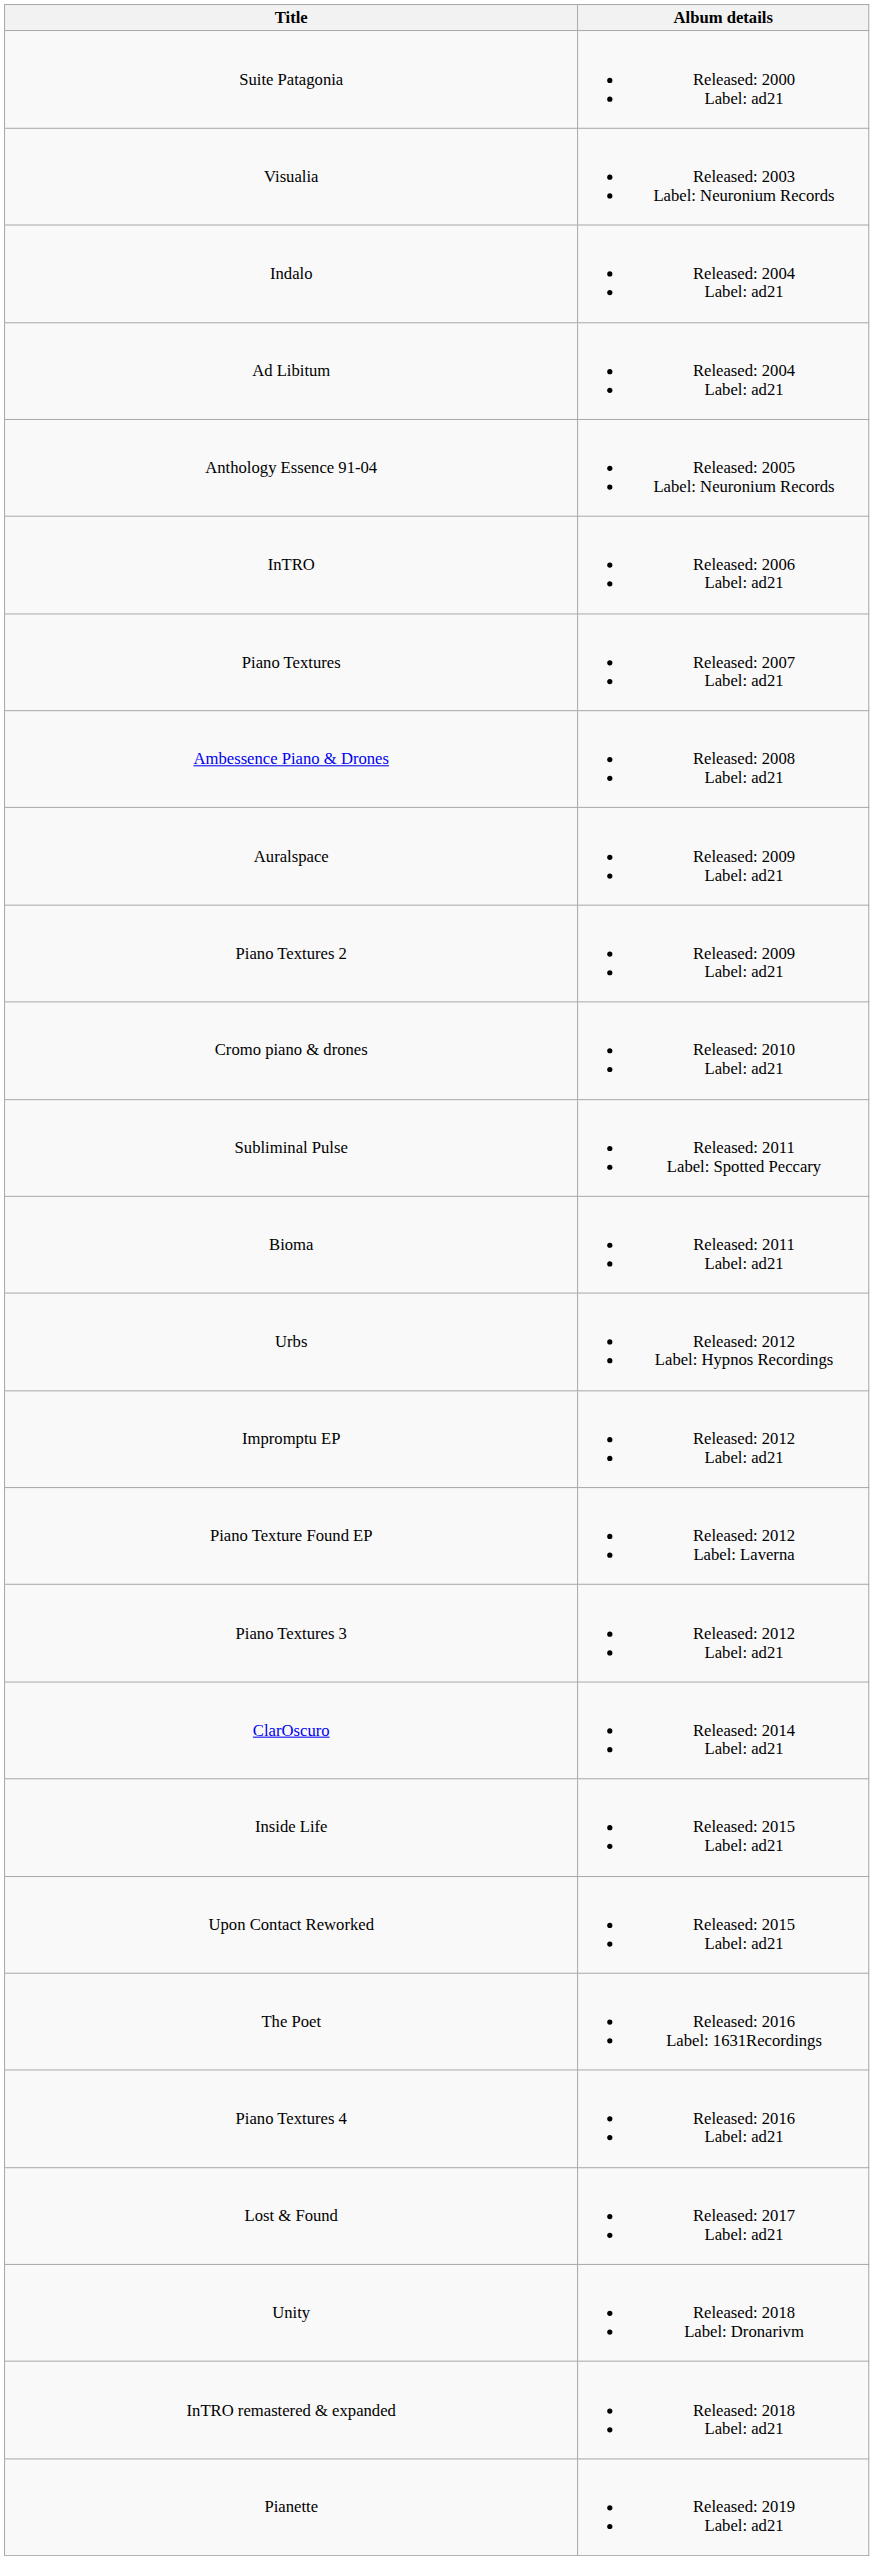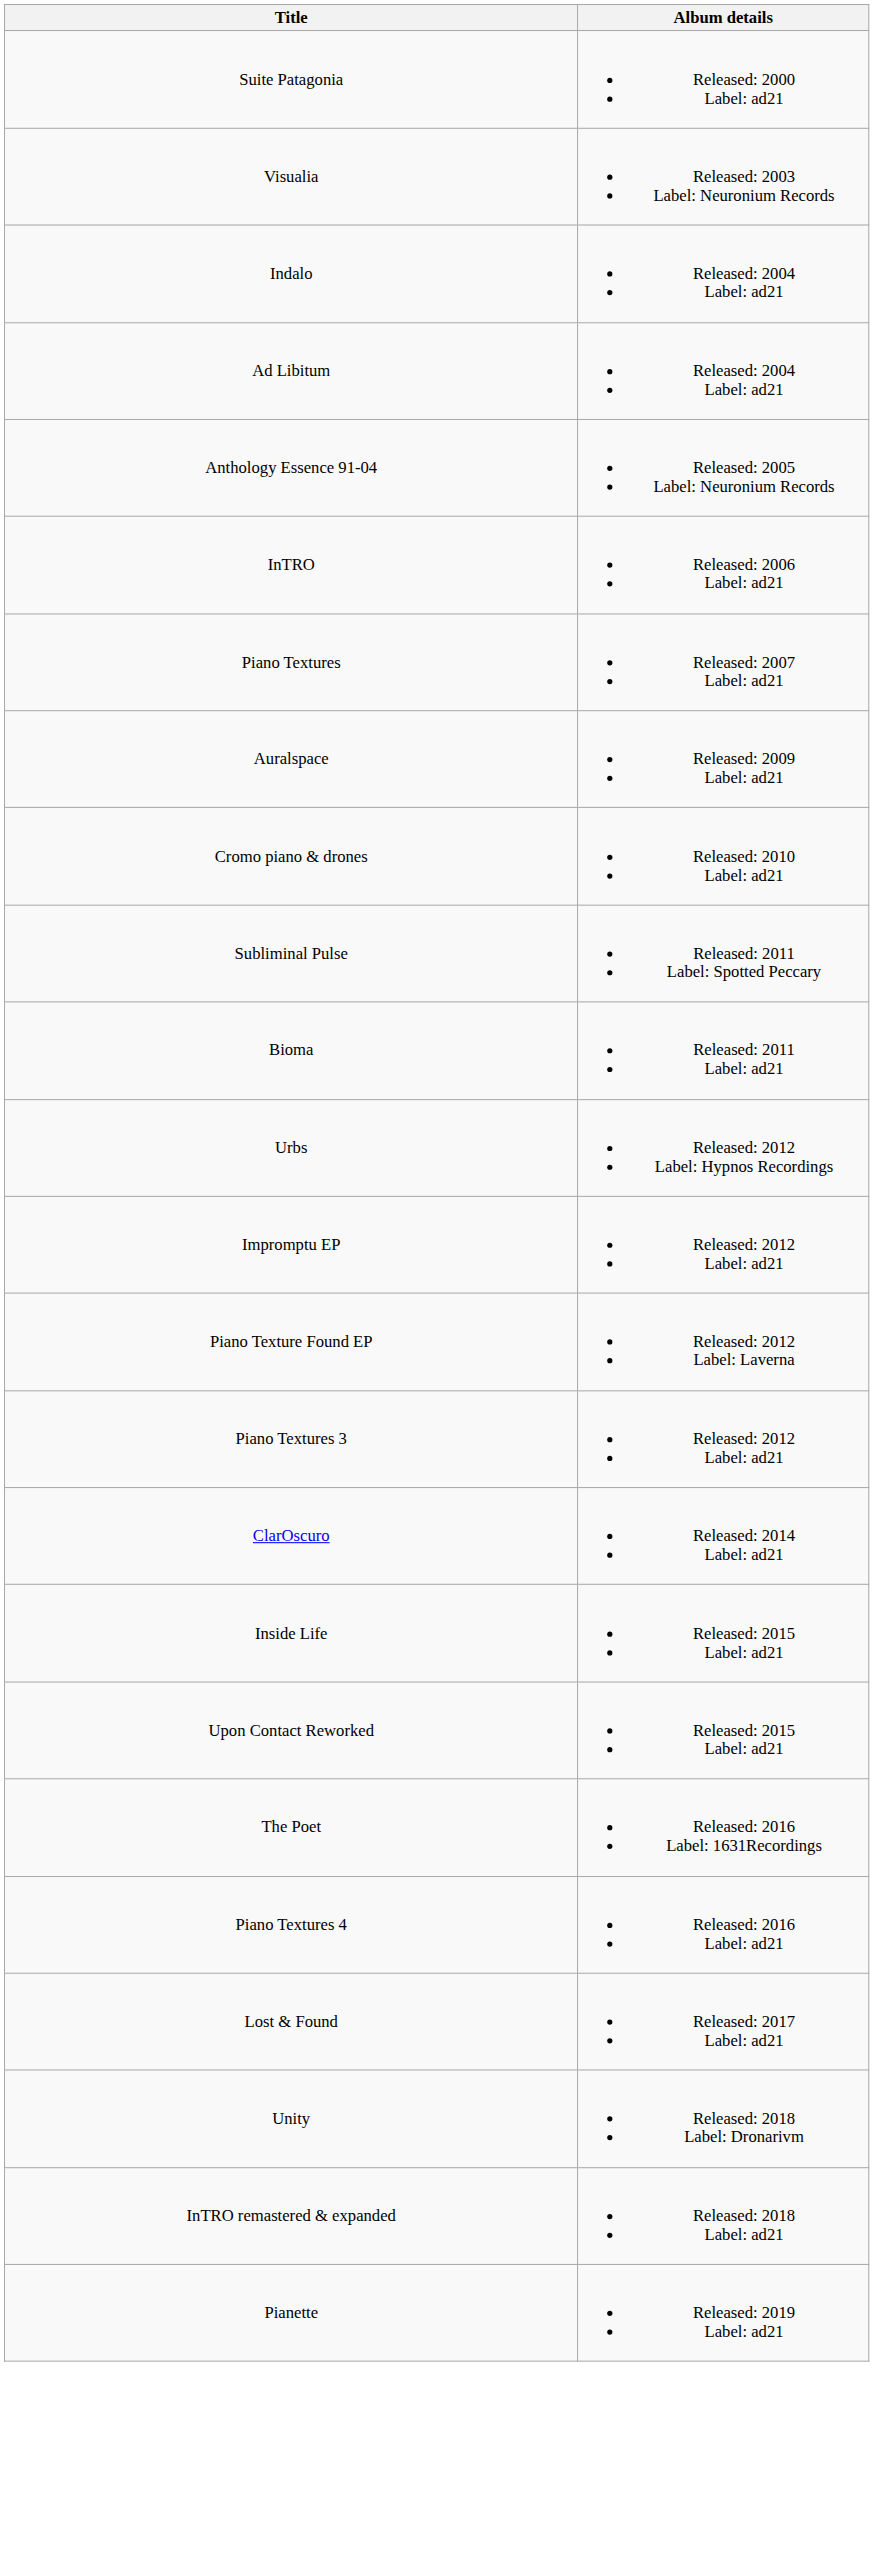- row: (291, 759)
- row: (291, 953)
